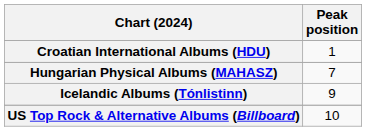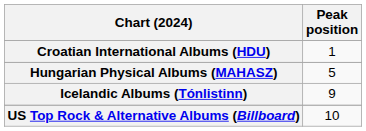(332, 72) 7 -> (332, 72) 5
